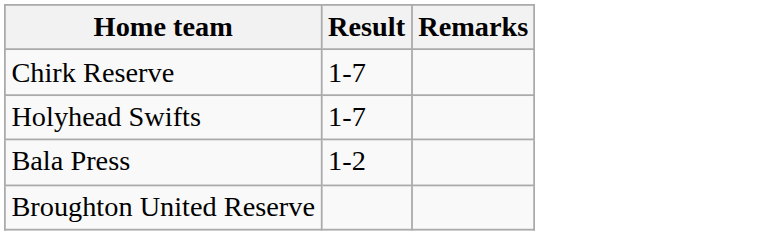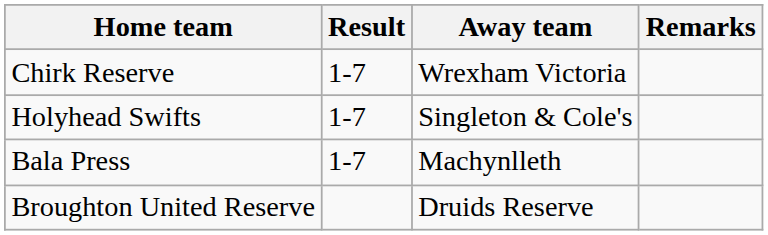+ column: (525, 26)
(347, 161) 1-2 -> (347, 161) 1-7
